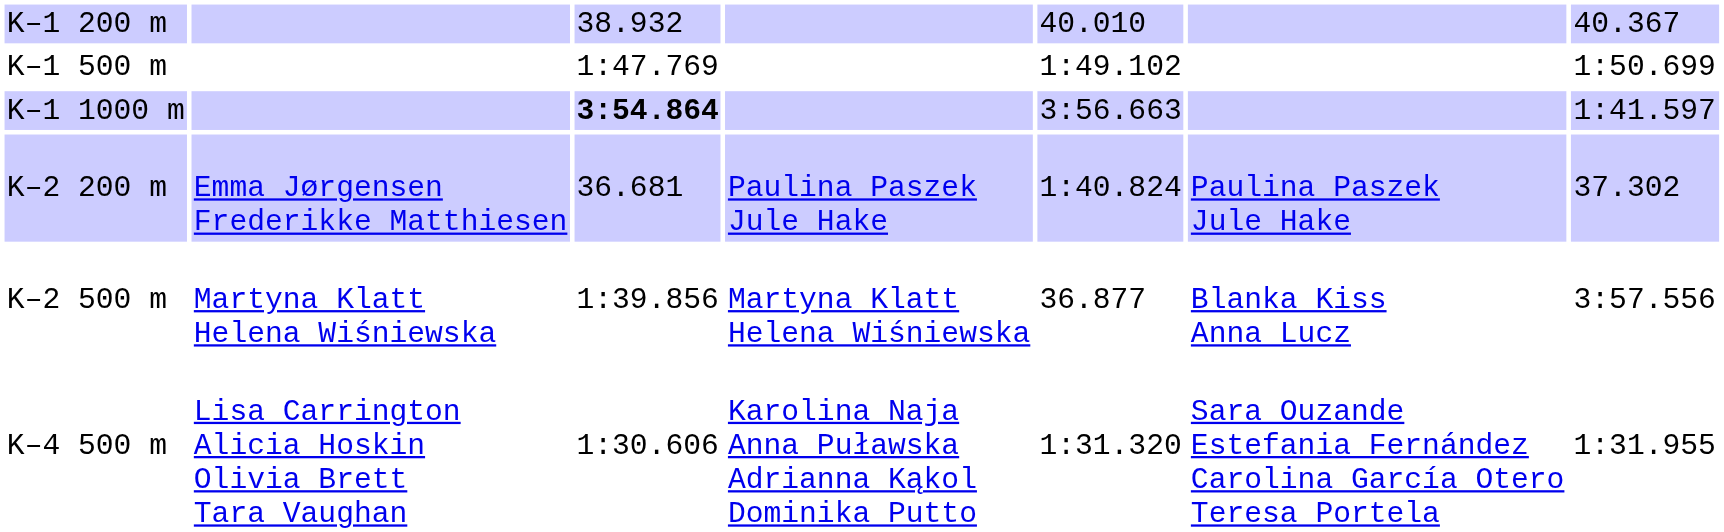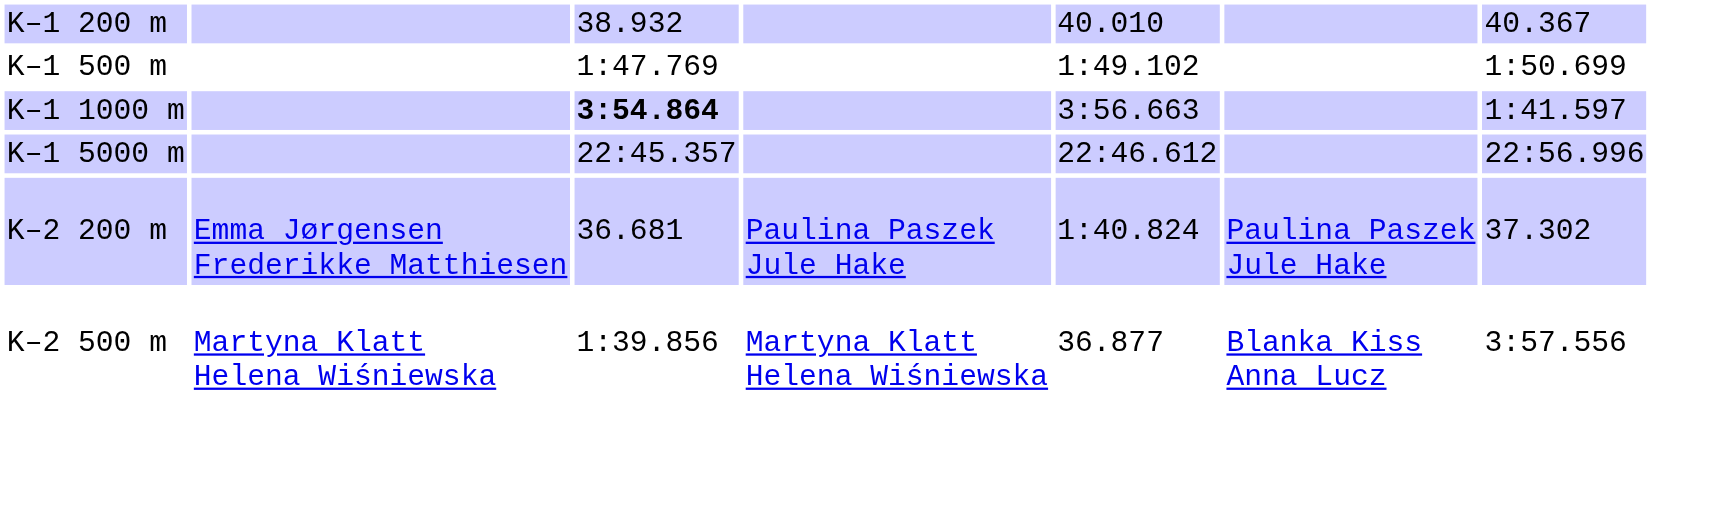+ row: (96, 154)
- row: (87, 446)
